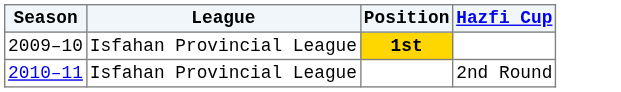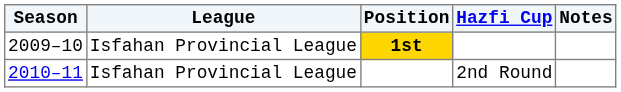+ column: (586, 18)
